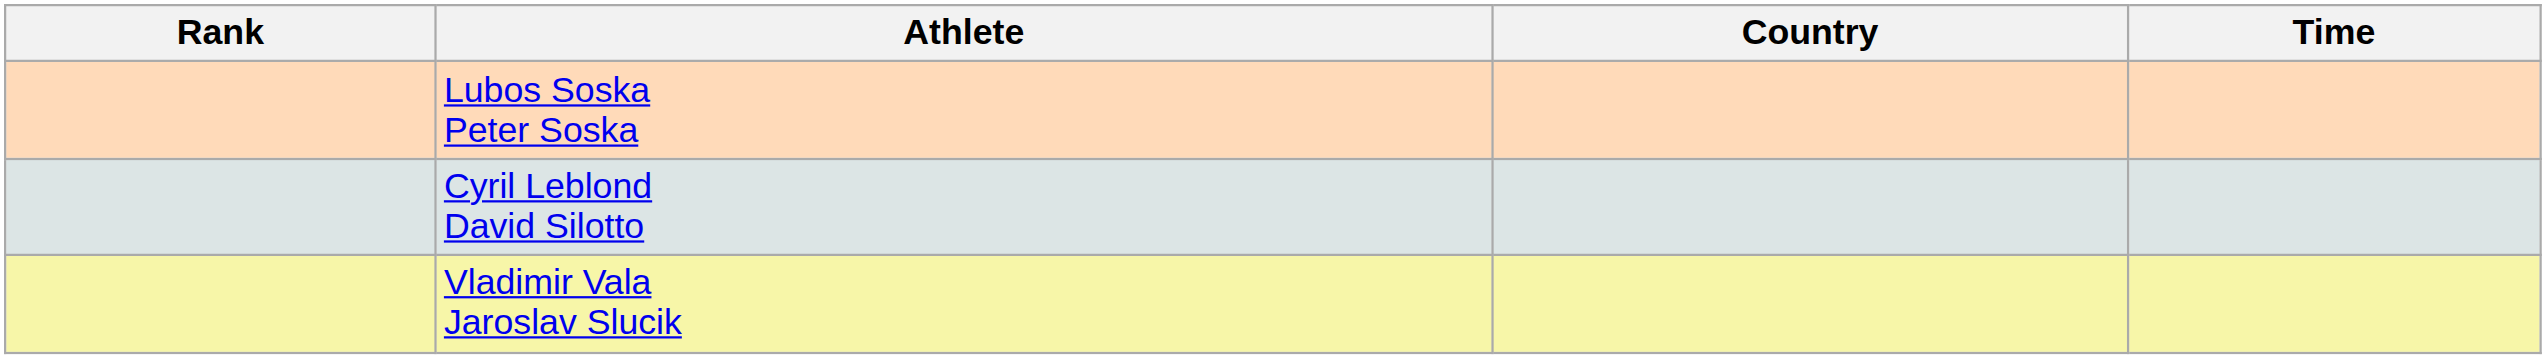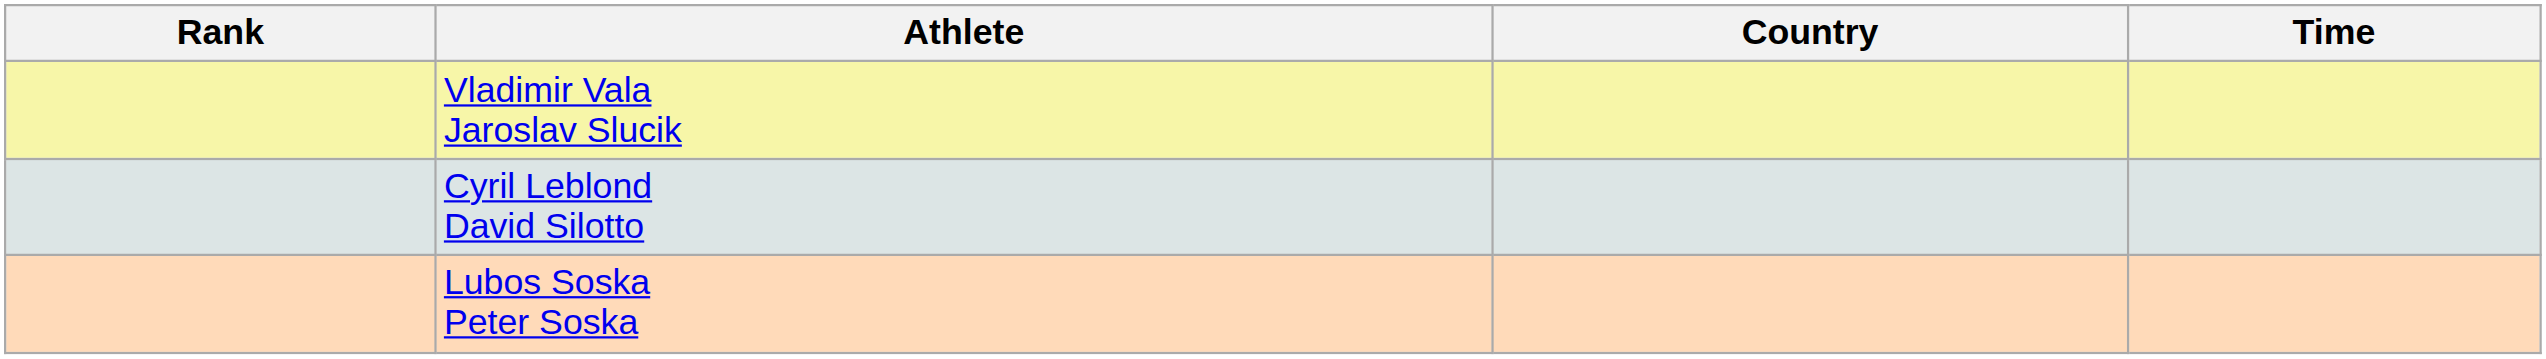rows swapped: (563, 302) <-> (547, 109)
